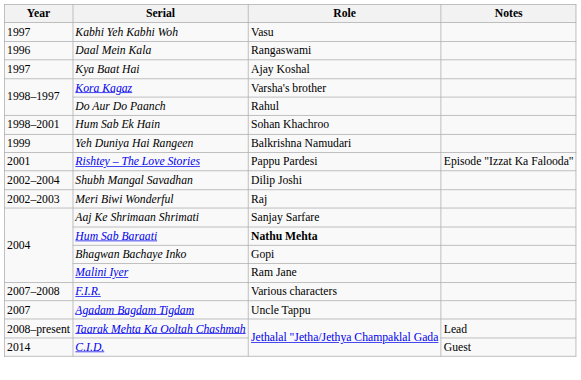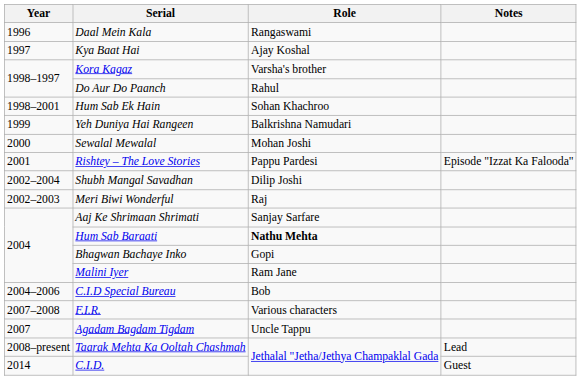- row: (127, 32)
+ row: (116, 143)
+ row: (125, 291)
